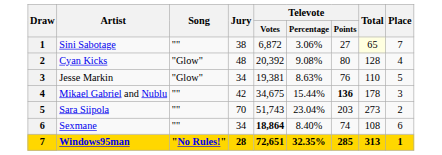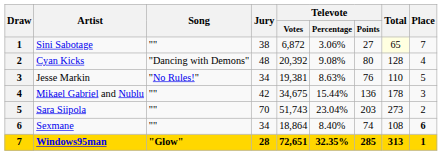(187, 61) "Glow" -> (199, 61) "Dancing with Demons"
(187, 77) "Glow" -> (174, 77) "No Rules!"
(345, 93) bold -> (368, 93) normal
(270, 126) bold -> (293, 126) normal
(400, 126) normal -> (423, 126) bold
(199, 142) "No Rules!" -> (166, 142) "Glow"
